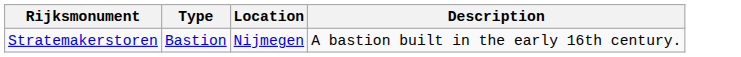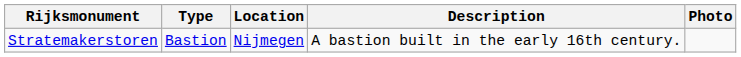+ column: (710, 17)
